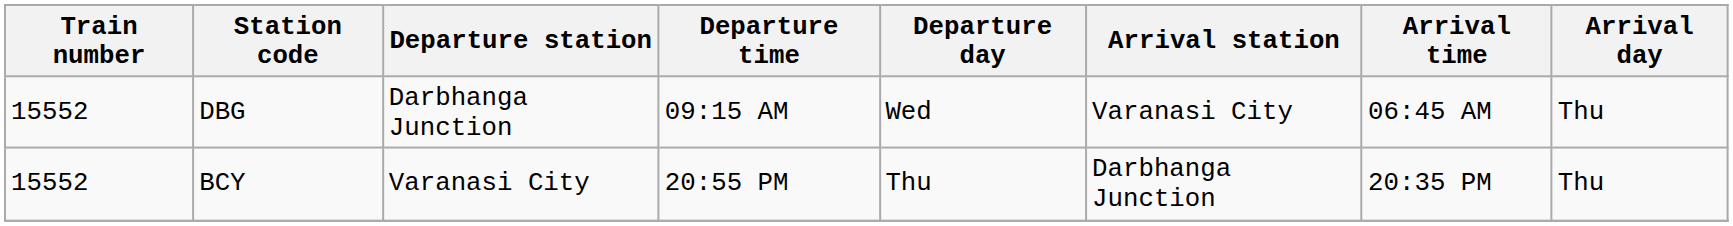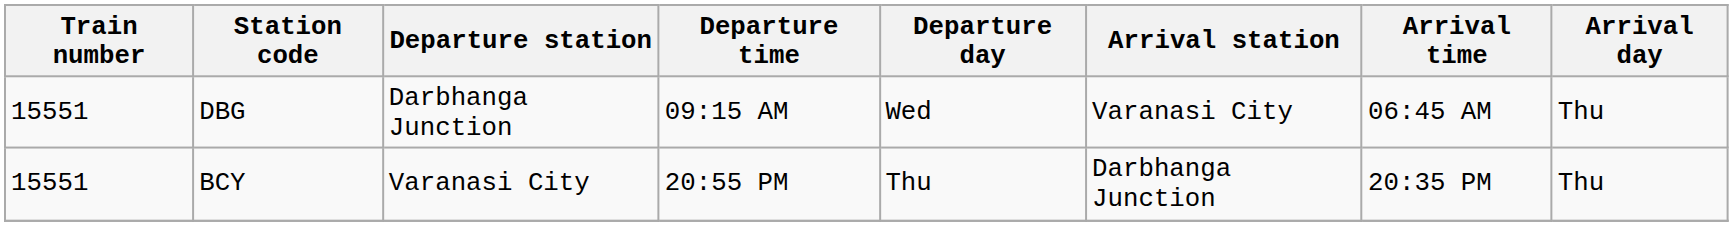(50, 112) 15552 -> (50, 112) 15551
(50, 184) 15552 -> (50, 184) 15551
